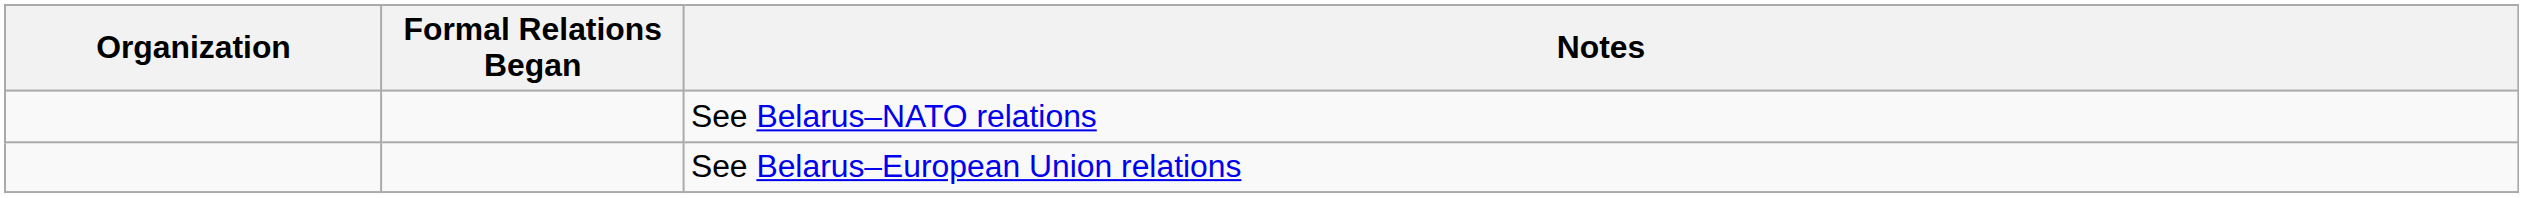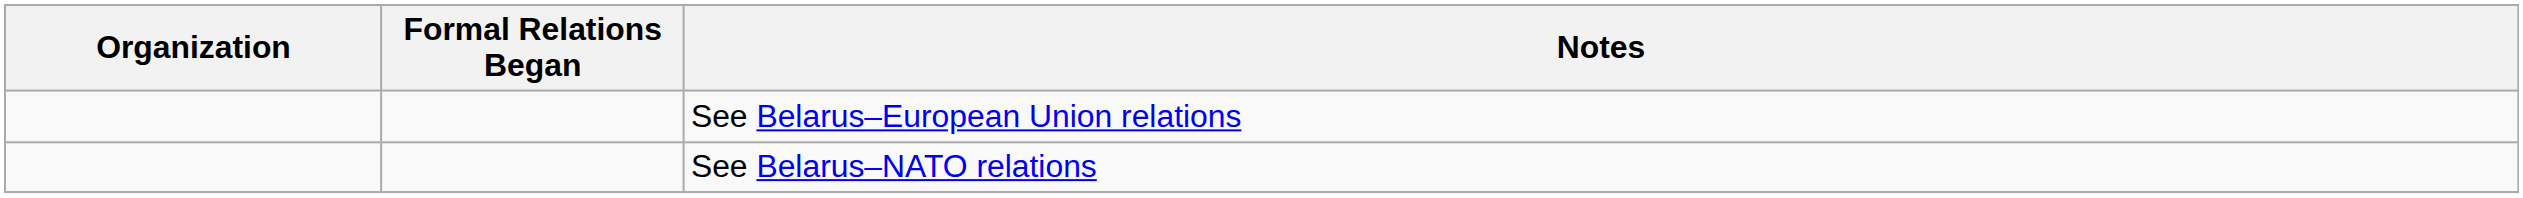rows swapped: (966, 166) <-> (894, 116)
